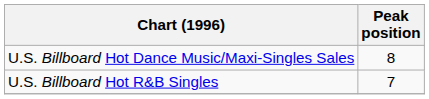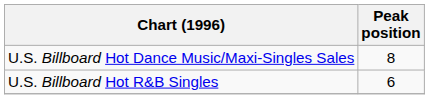(391, 81) 7 -> (391, 81) 6
